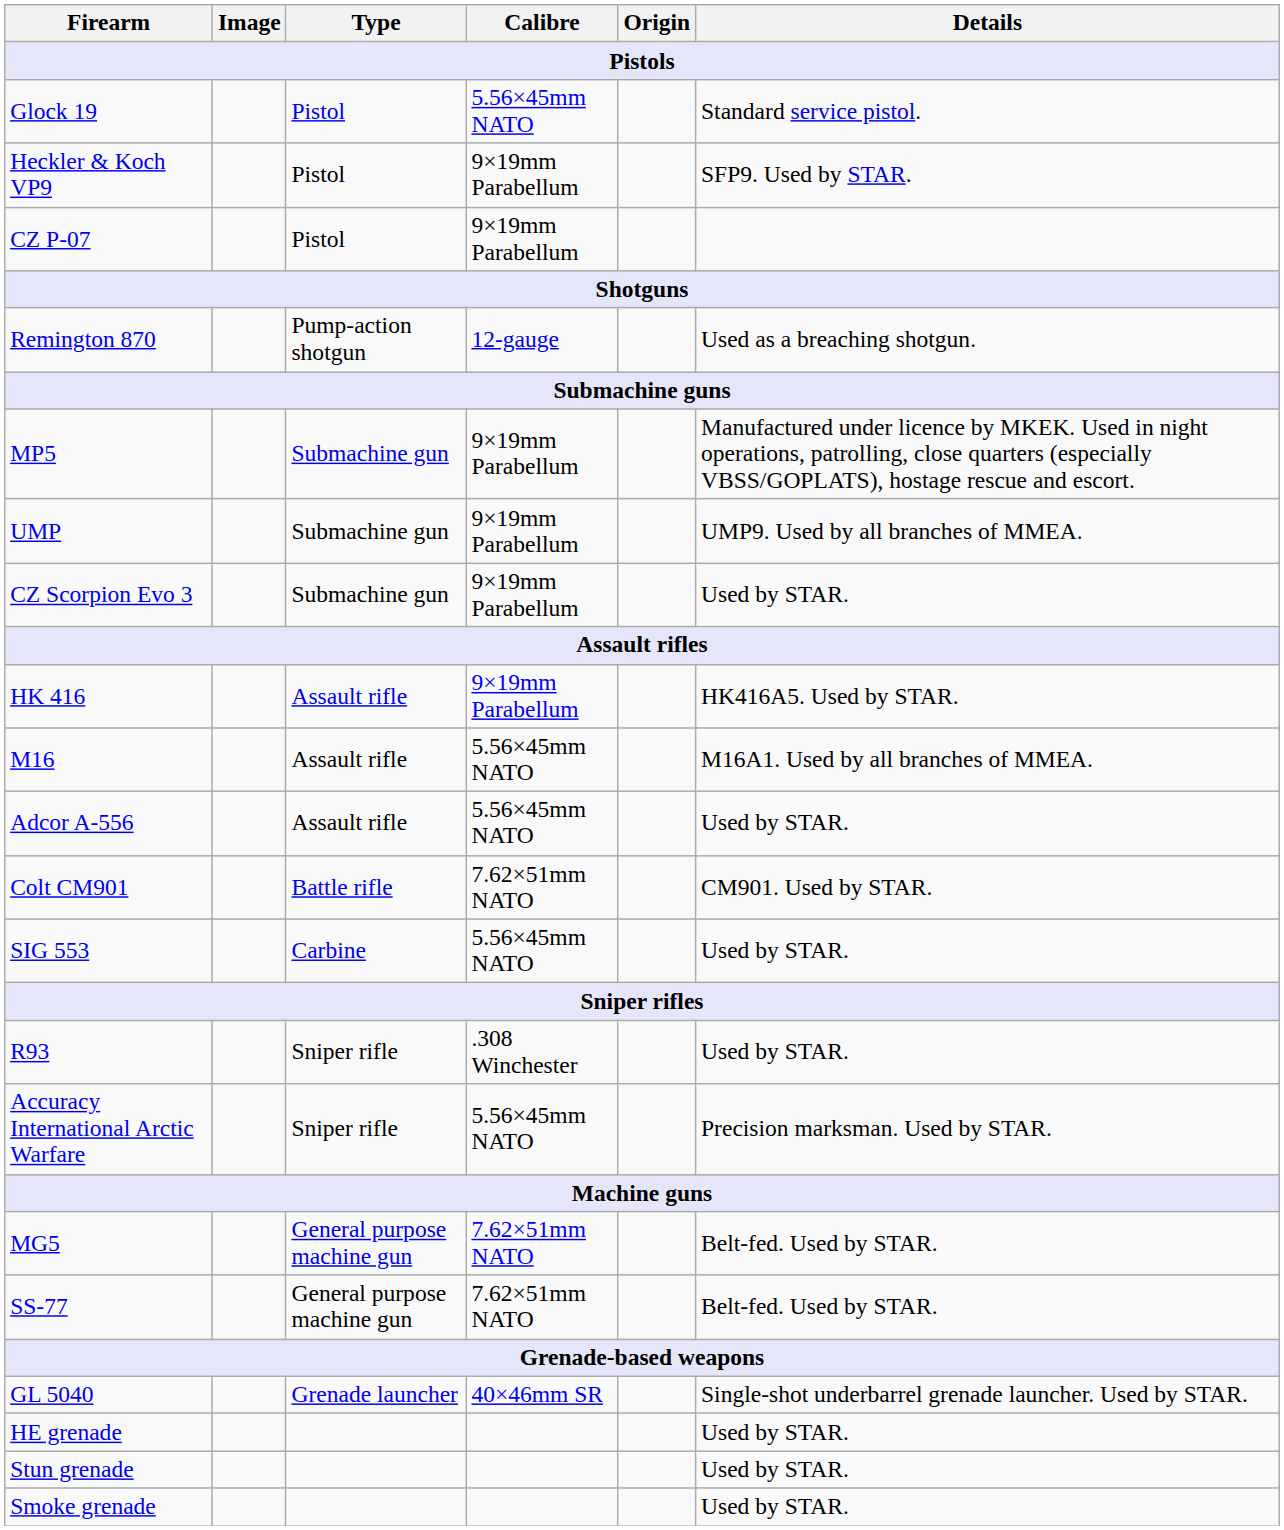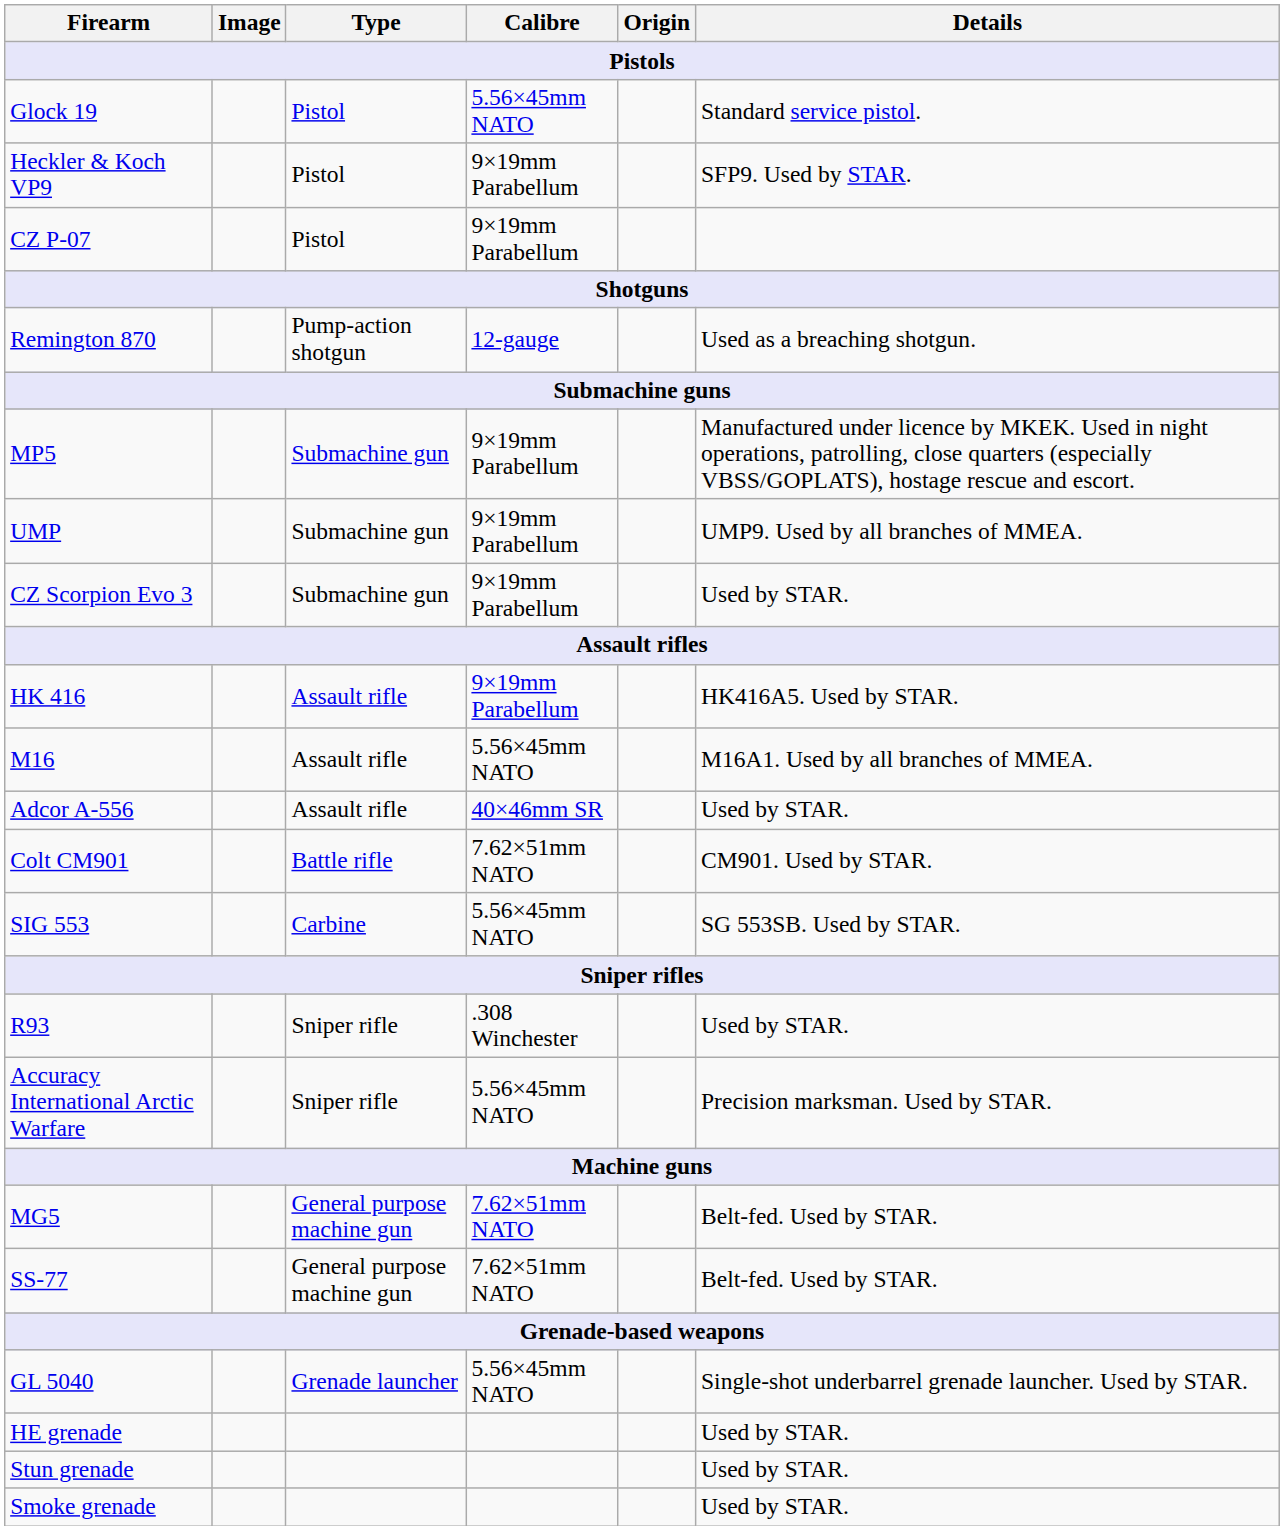(529, 823) 5.56×45mm NATO -> (537, 809) 40×46mm SR
(775, 950) Used by STAR. -> (831, 924) SG 553SB. Used by STAR.
(537, 1394) 40×46mm SR -> (529, 1381) 5.56×45mm NATO
